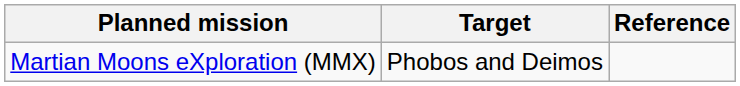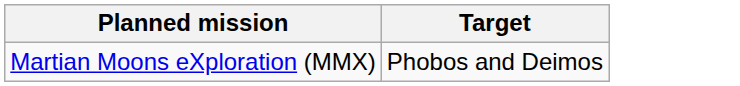- column: (672, 23)
